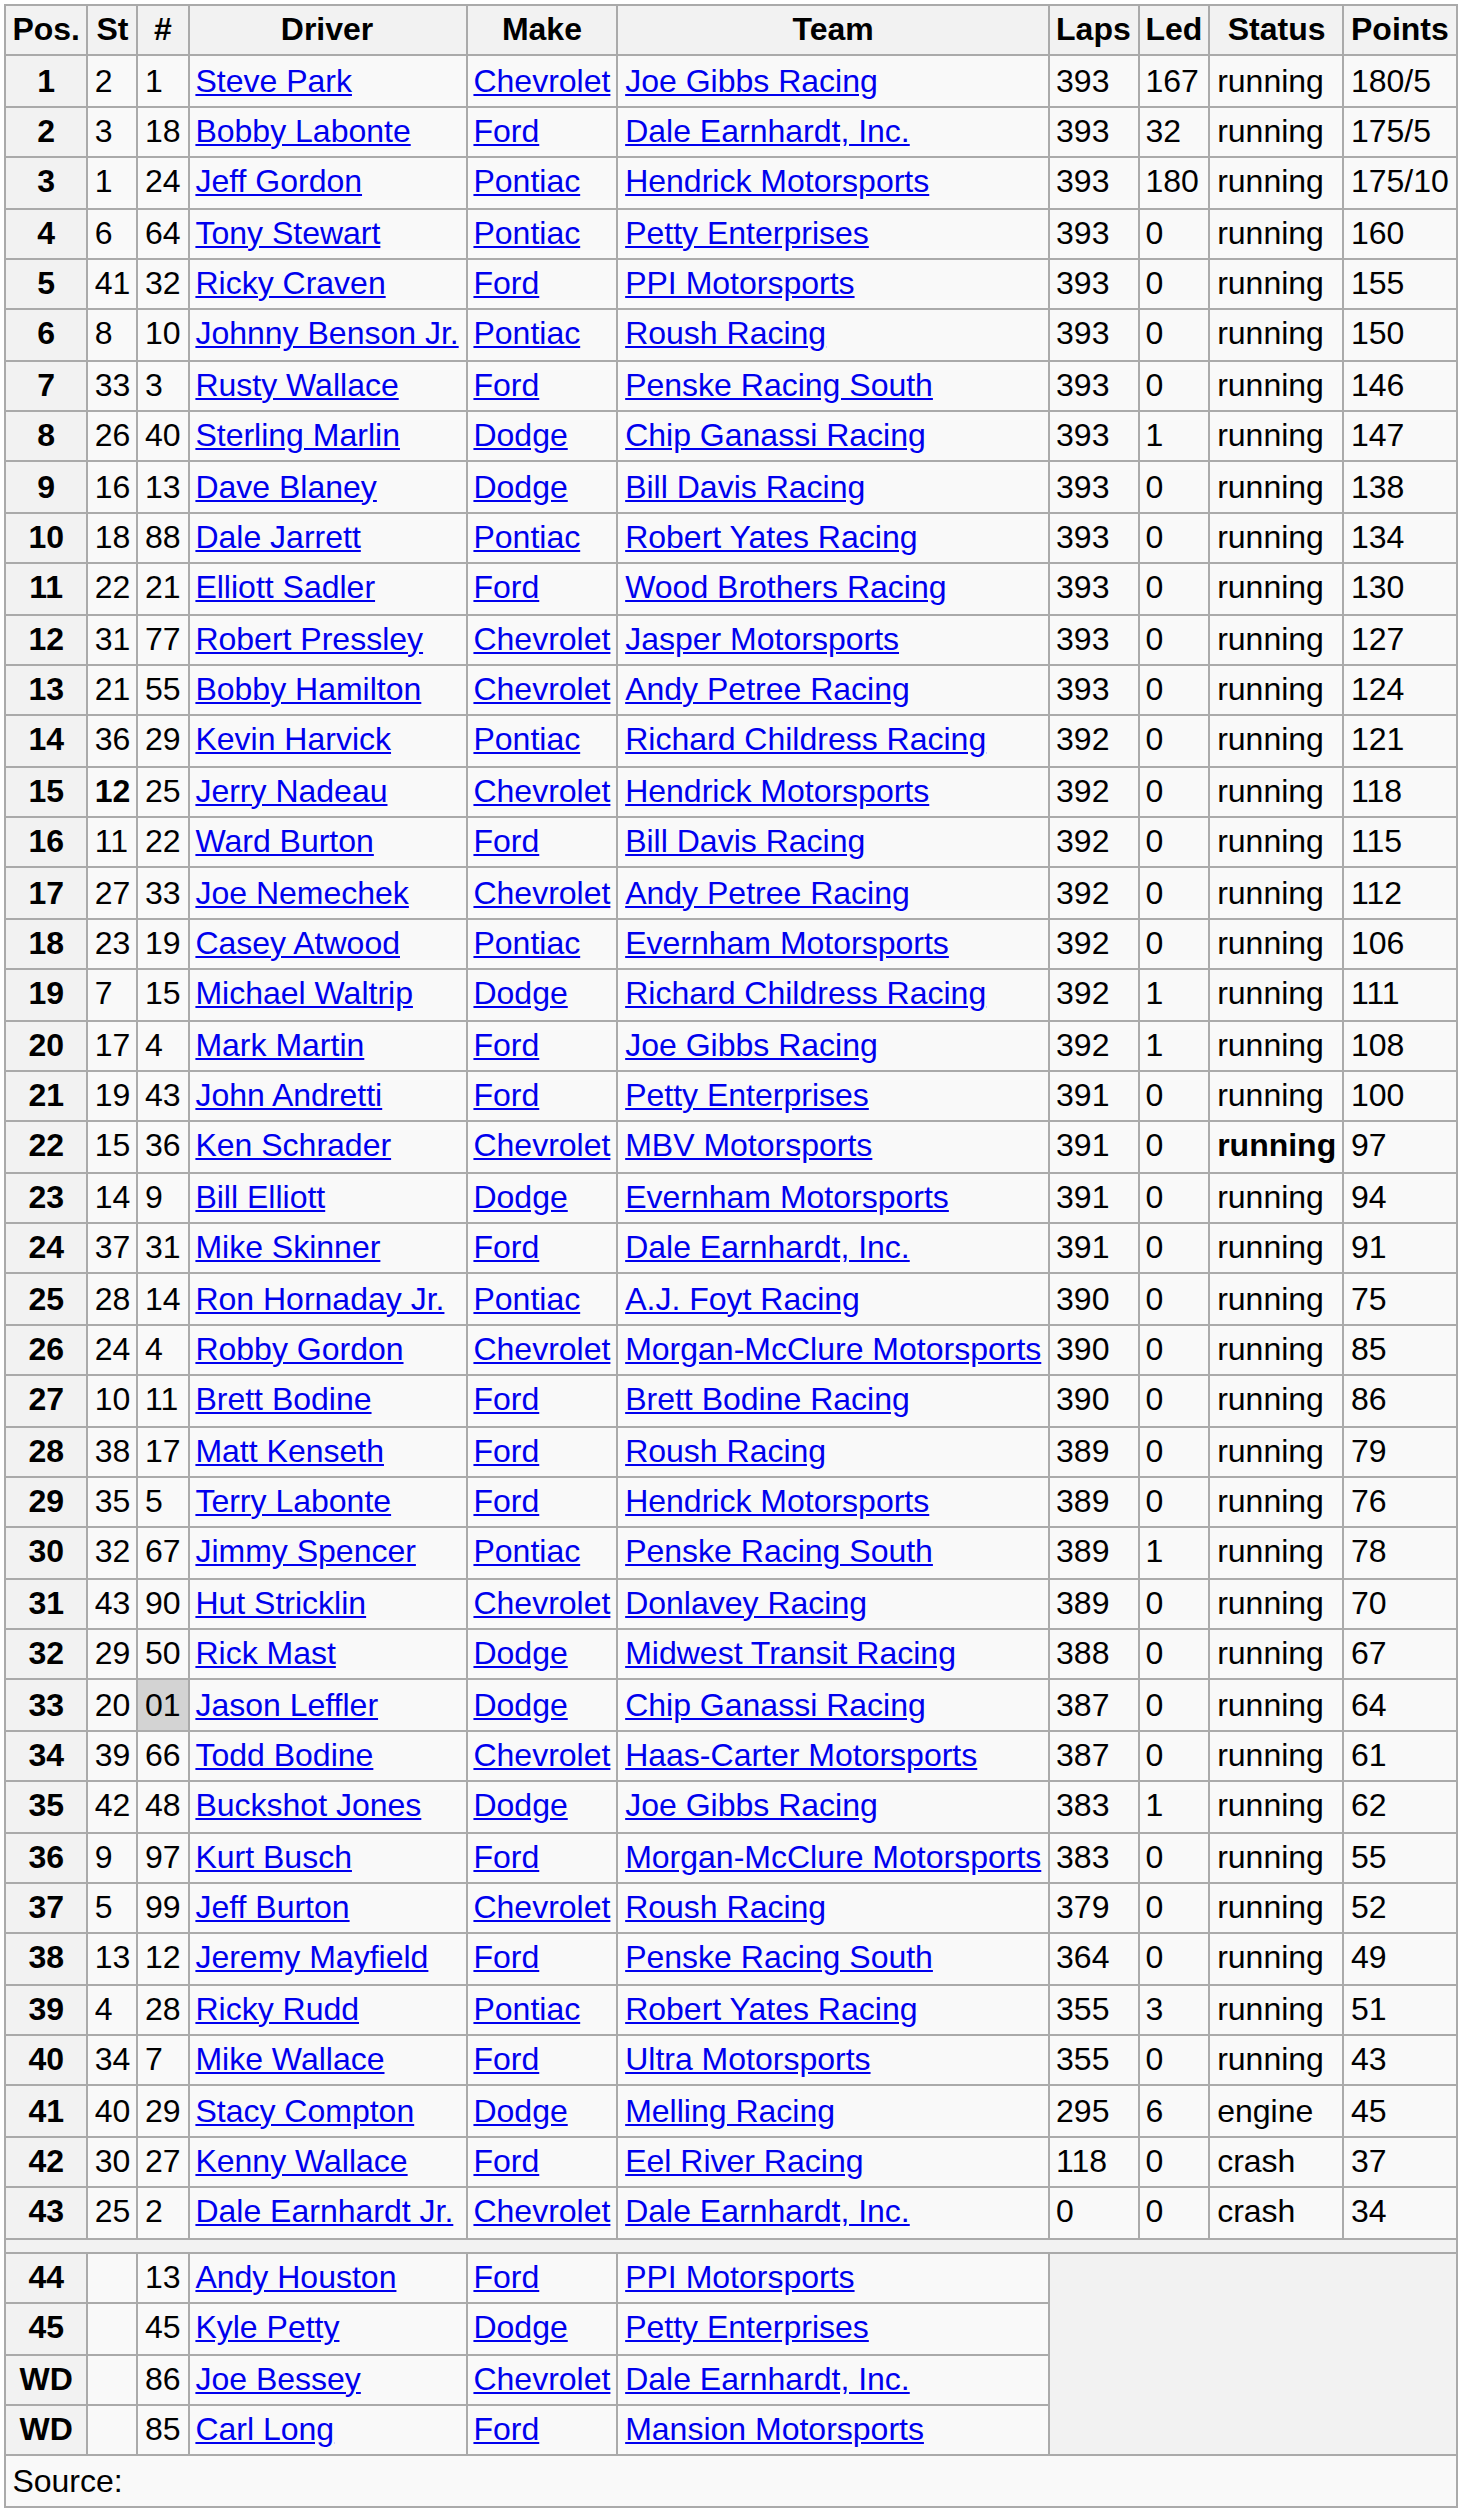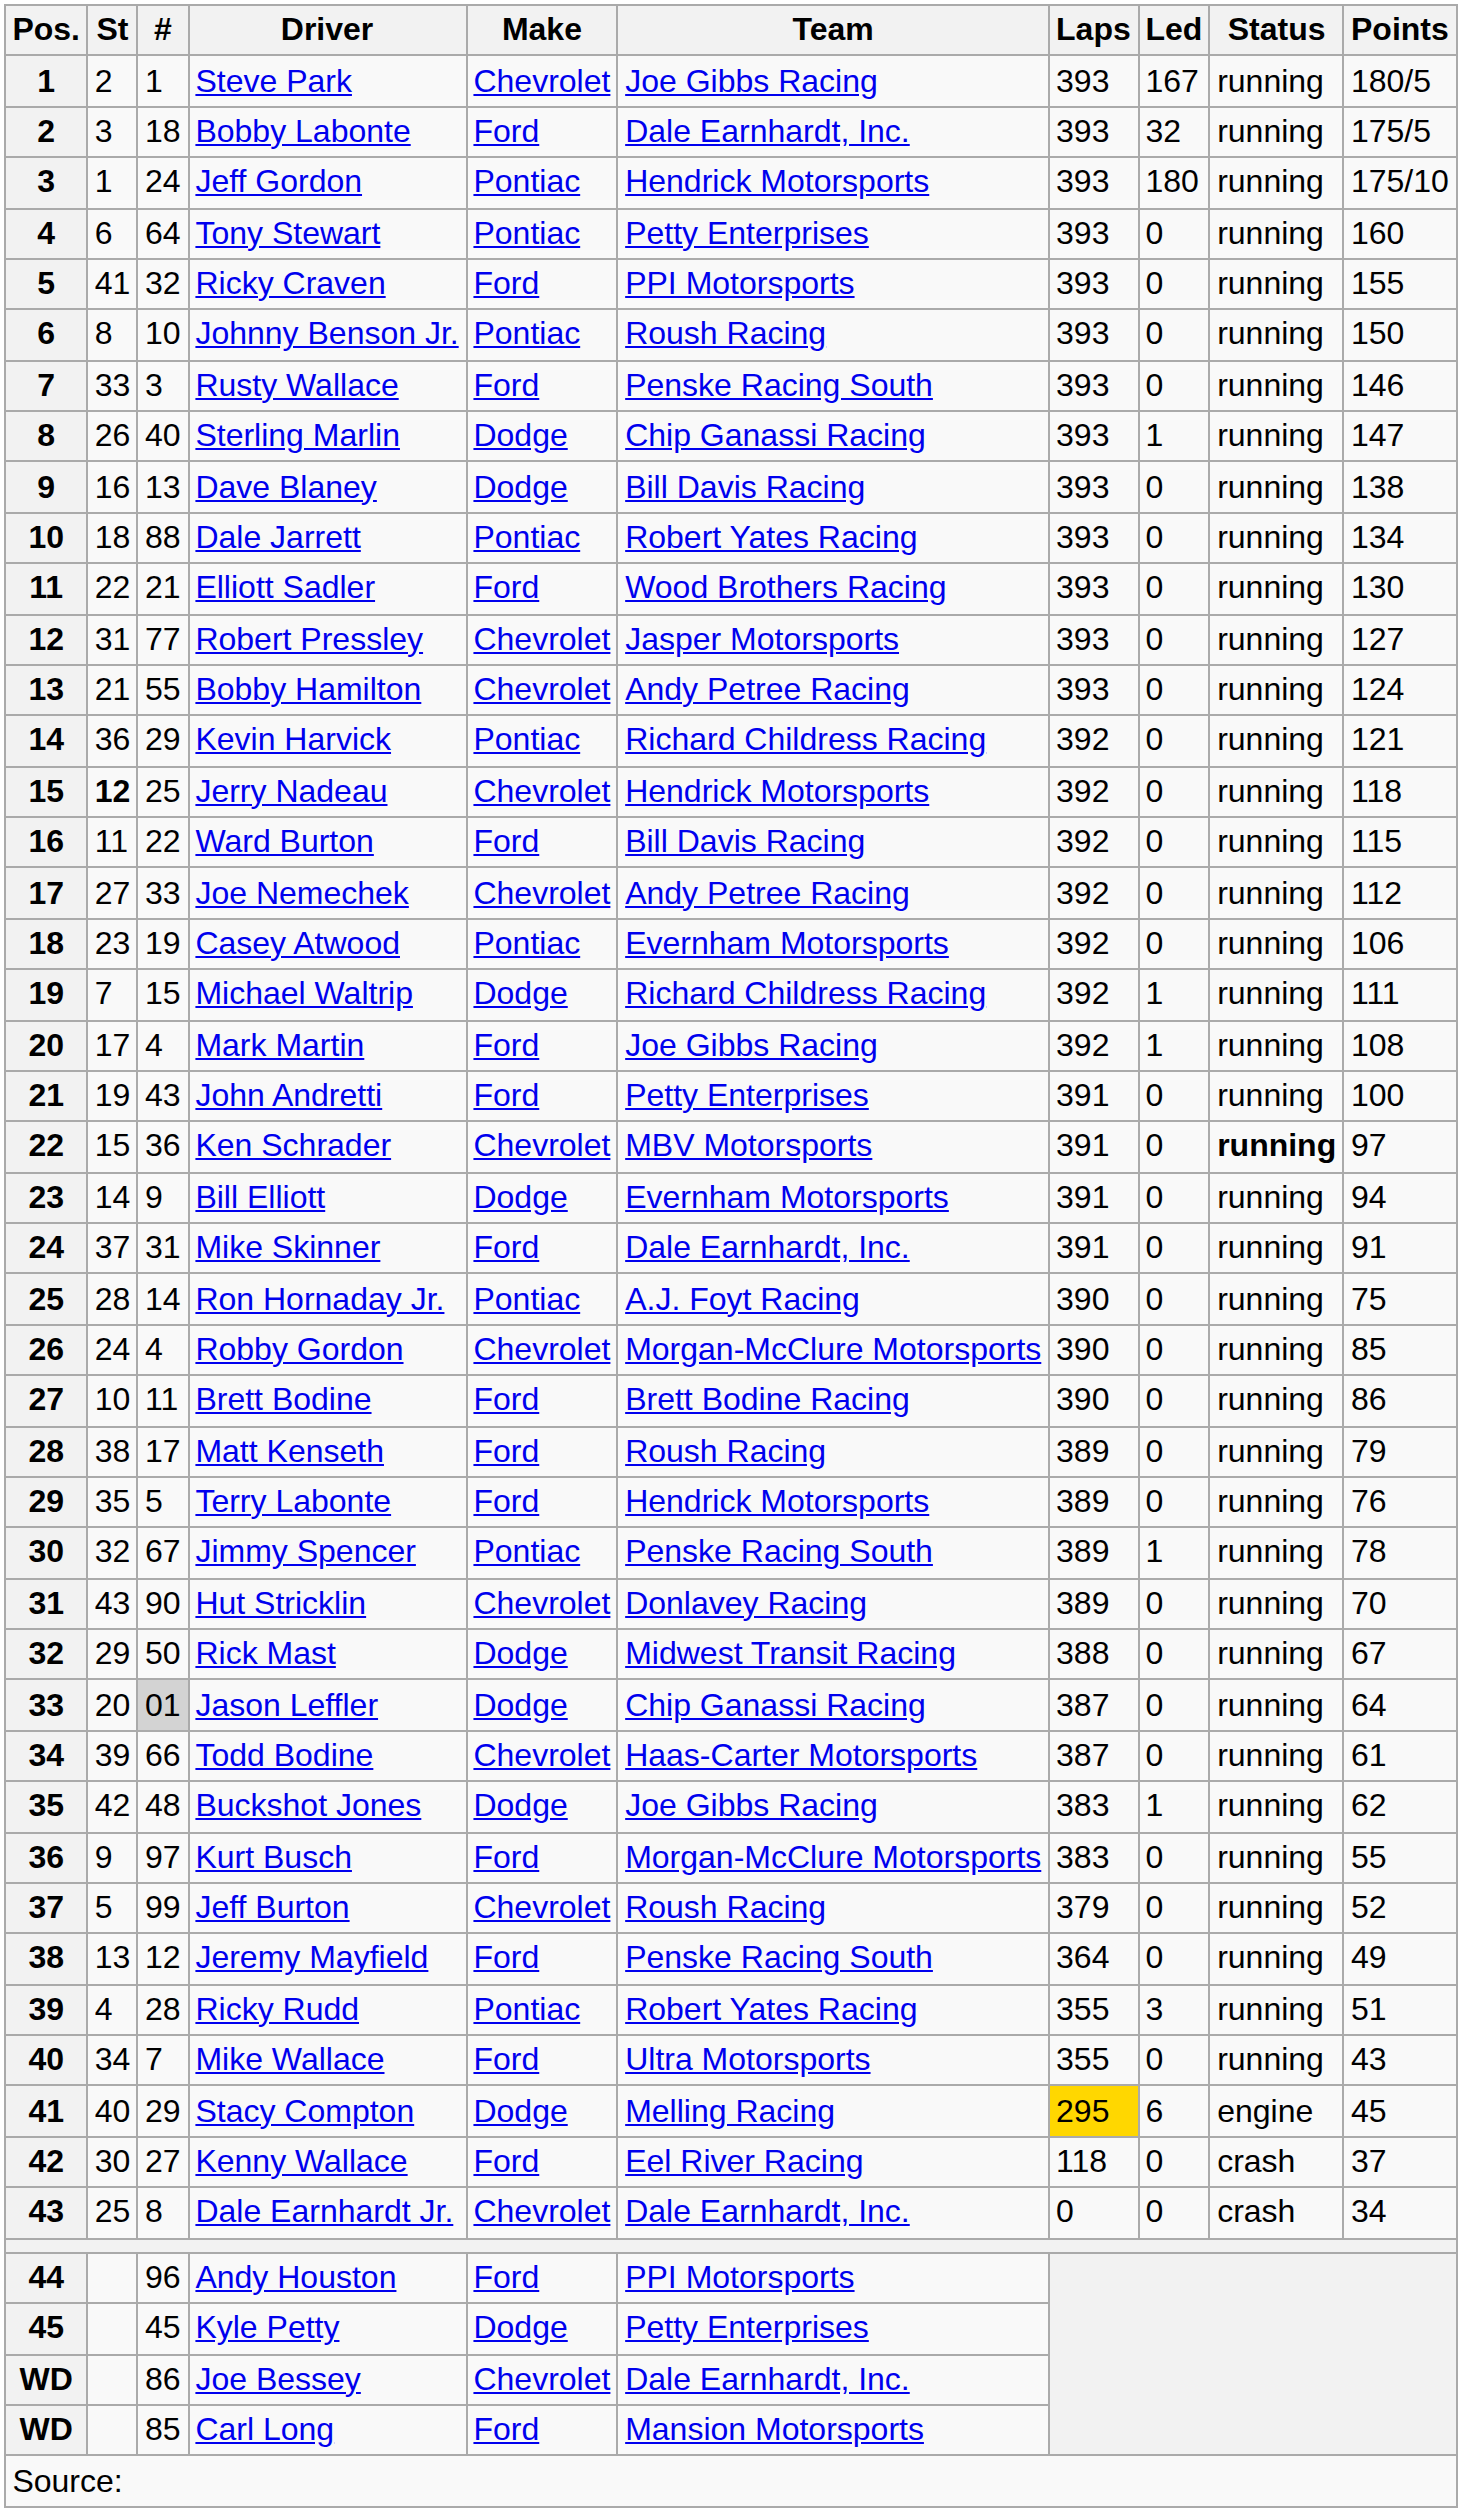(1083, 2110) no background -> (1083, 2110) gold background
(154, 2212) 2 -> (154, 2212) 8
(163, 2277) 13 -> (163, 2277) 96
